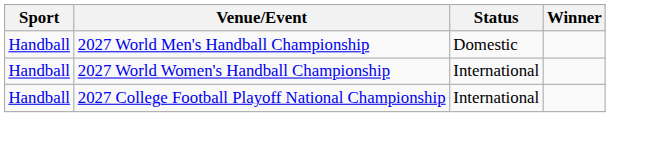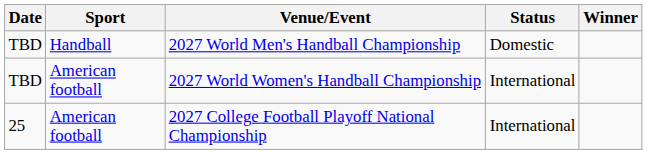+ column: (25, 17)
(39, 71) Handball -> (83, 80) American football
(39, 97) Handball -> (83, 126) American football
